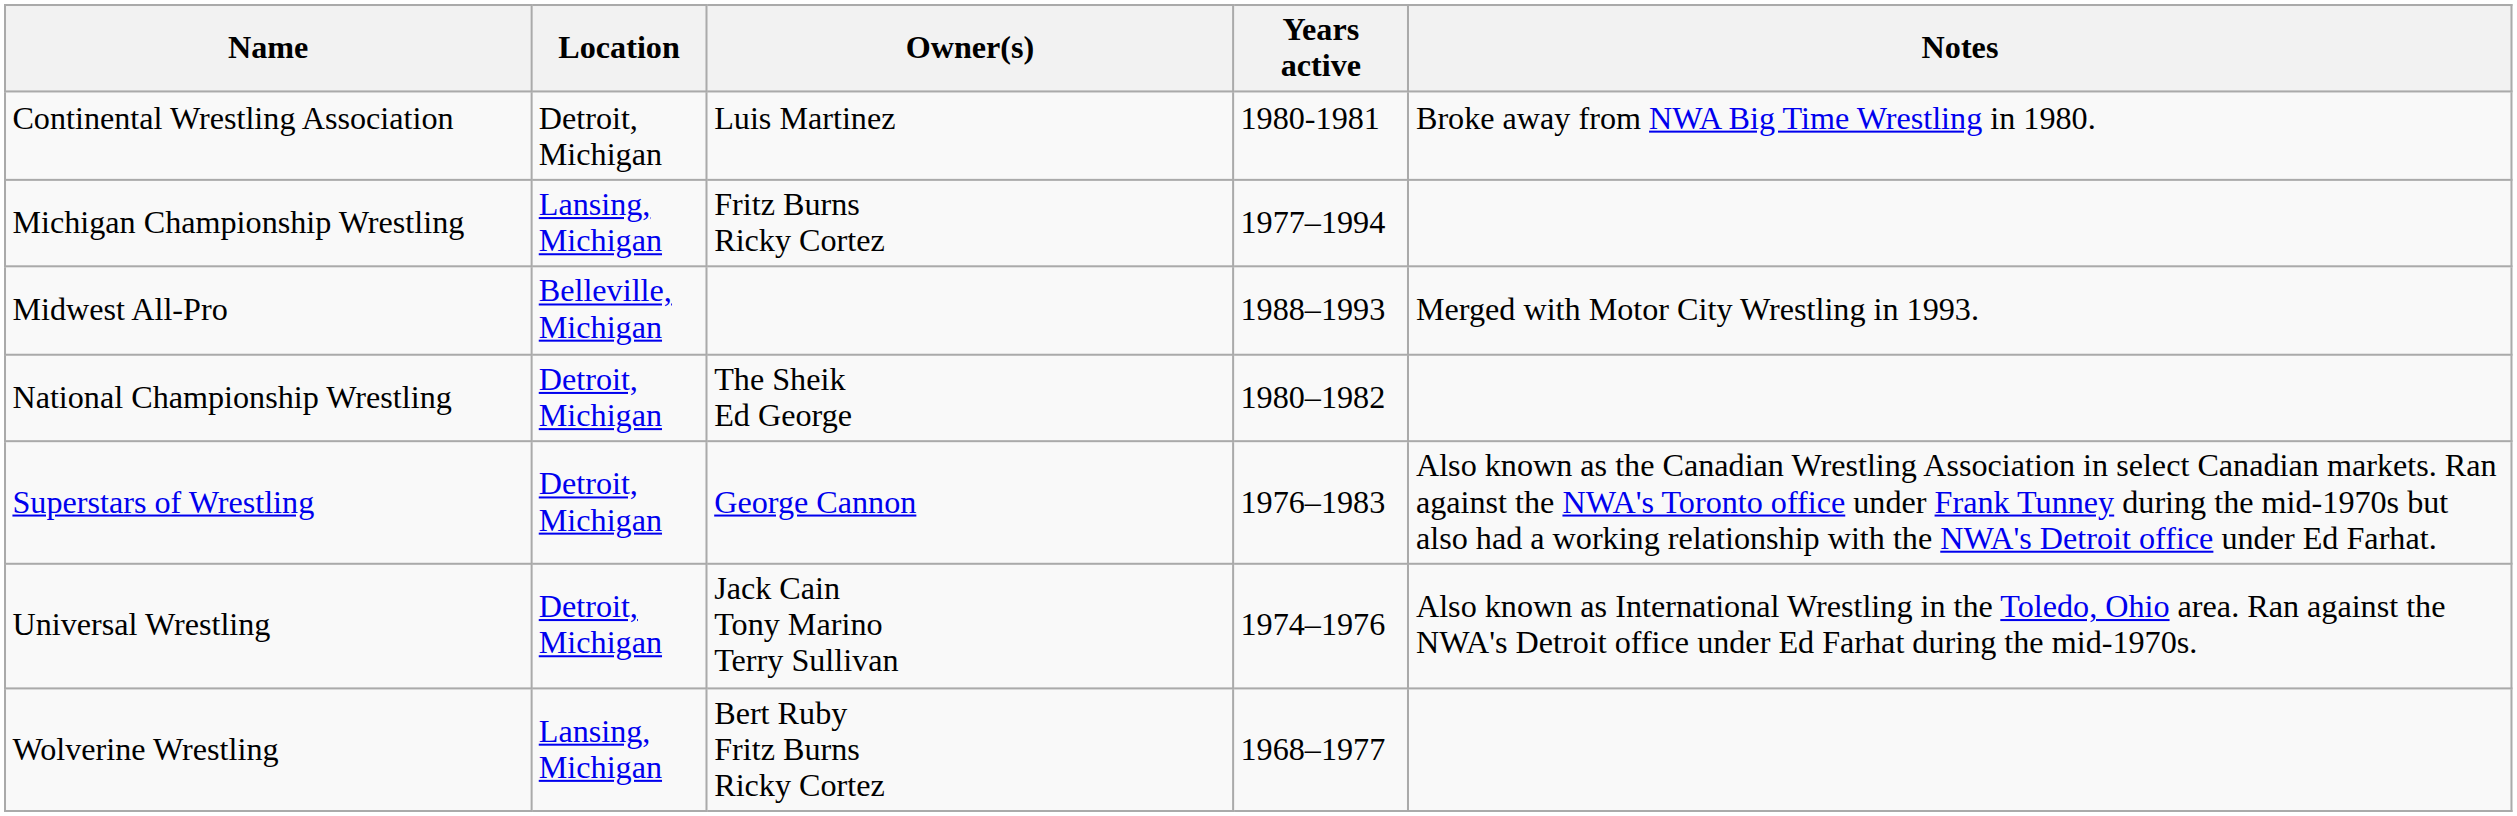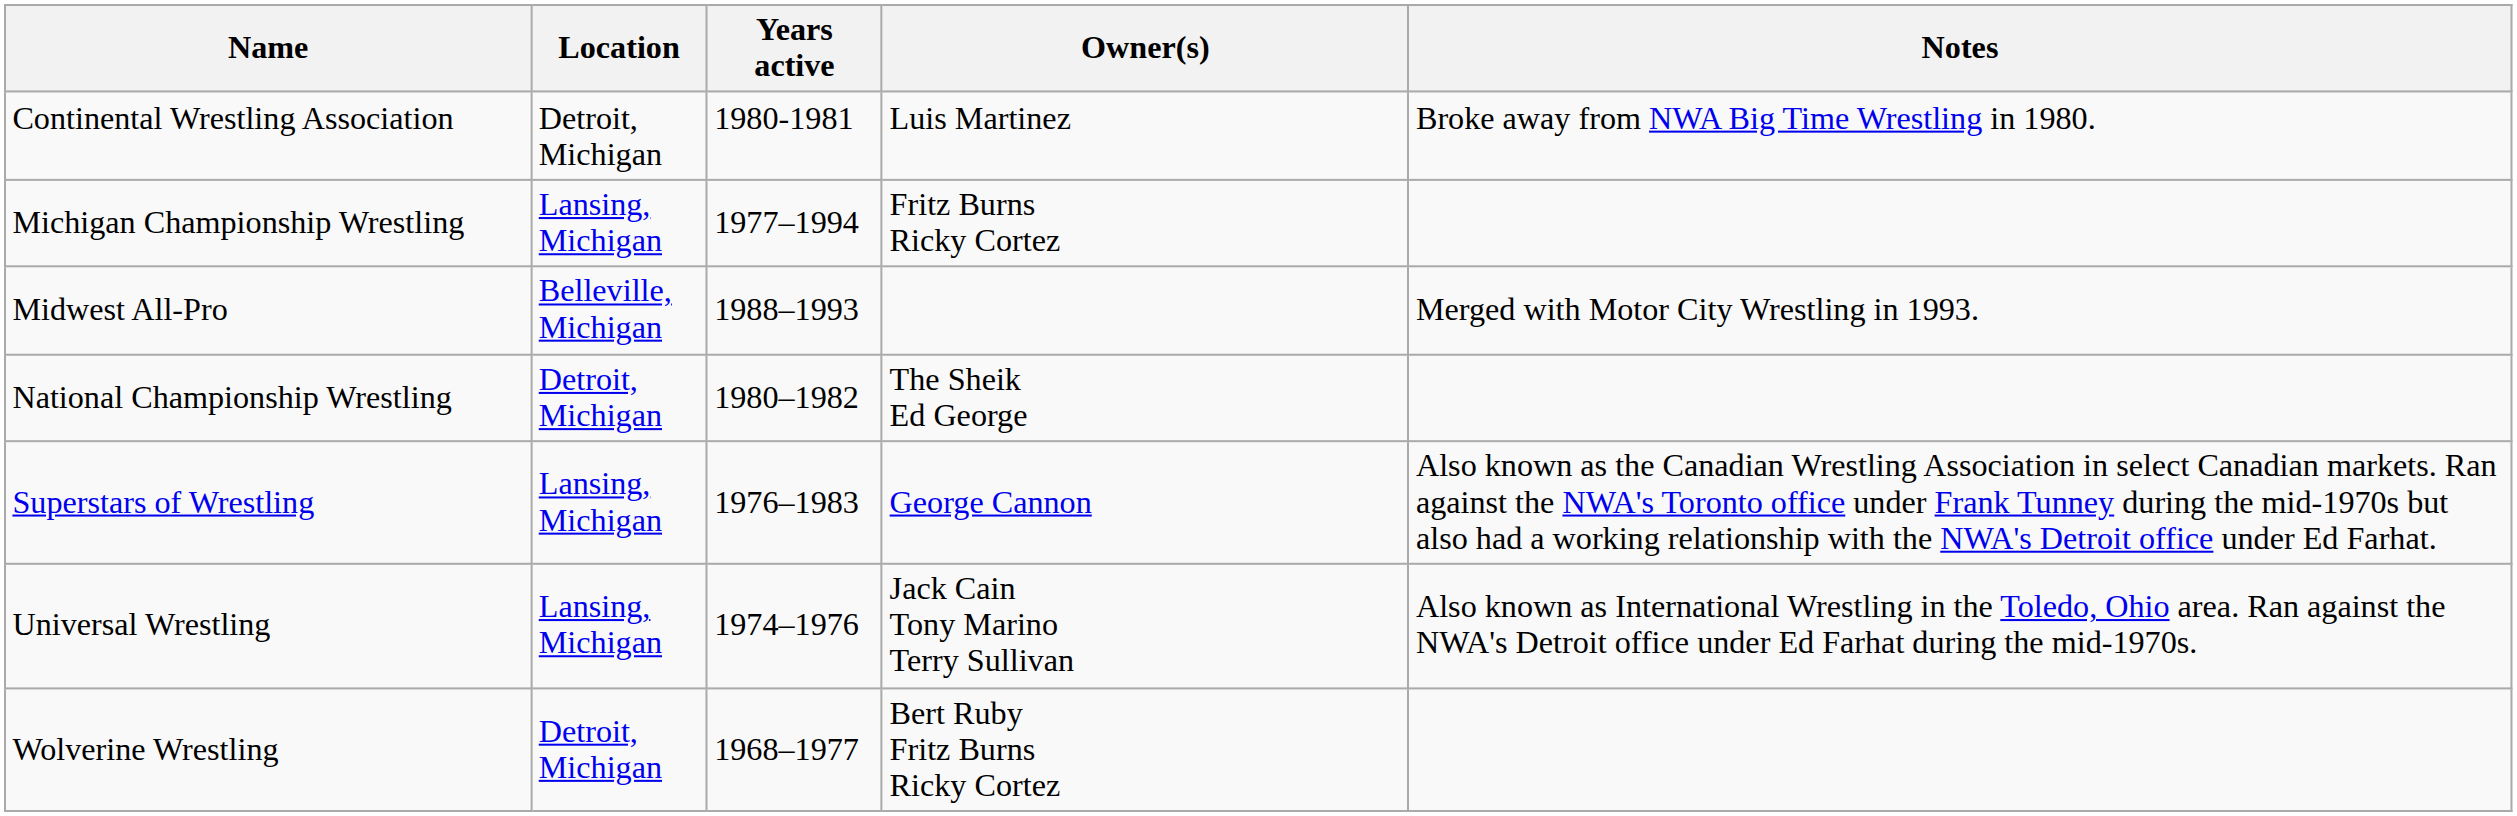columns swapped: (970, 48) <-> (1321, 48)
(600, 502) Detroit, Michigan -> (600, 502) Lansing, Michigan
(600, 625) Detroit, Michigan -> (600, 625) Lansing, Michigan
(600, 748) Lansing, Michigan -> (600, 748) Detroit, Michigan
